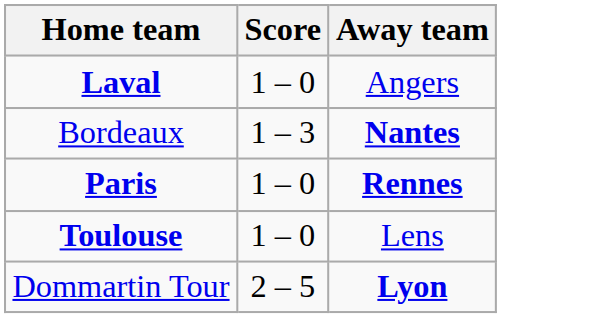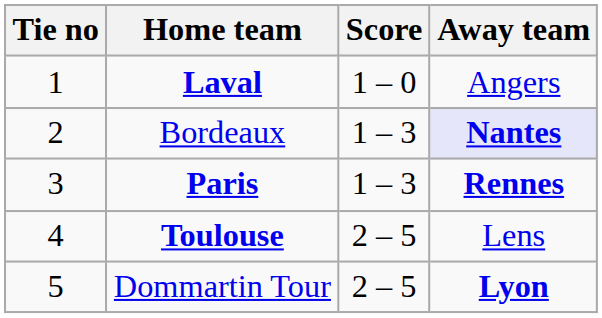+ column: (56, 30)
(412, 132) no background -> (514, 132) lavender background
(283, 183) 1 – 0 -> (384, 183) 1 – 3
(283, 235) 1 – 0 -> (384, 235) 2 – 5
